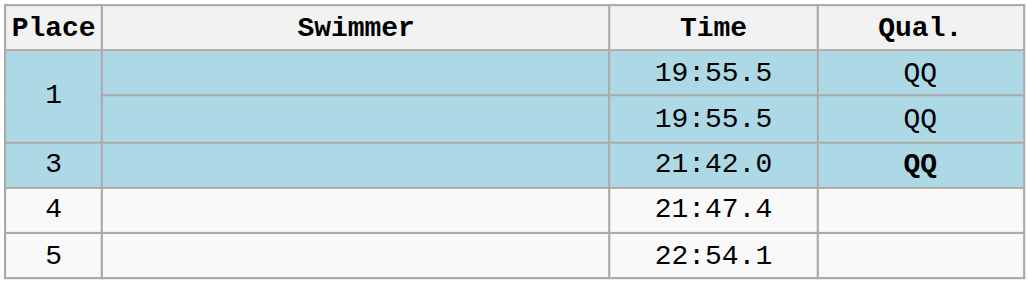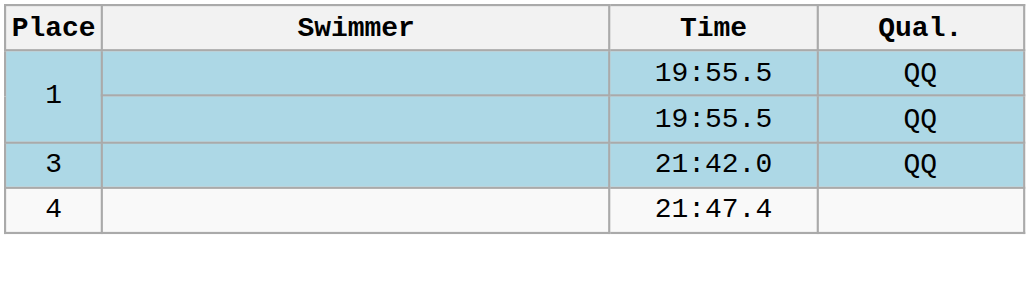(920, 165) bold -> (920, 165) normal
- row: (54, 256)
